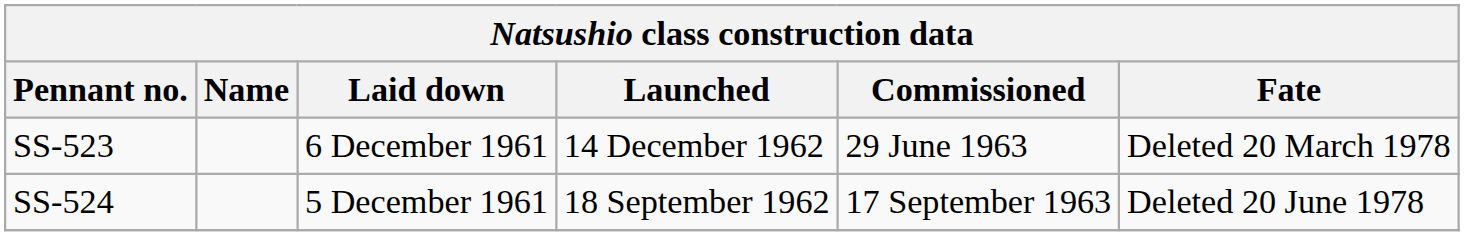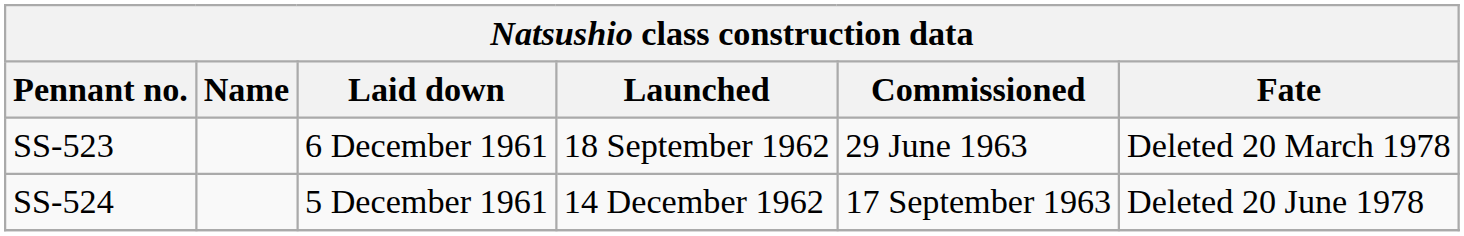(694, 145) 14 December 1962 -> (697, 145) 18 September 1962
(697, 202) 18 September 1962 -> (694, 202) 14 December 1962
